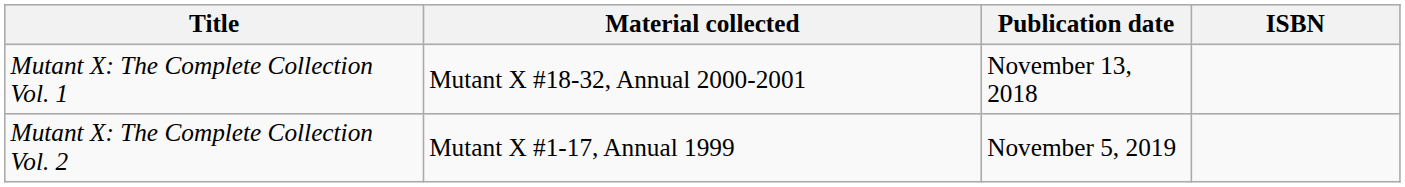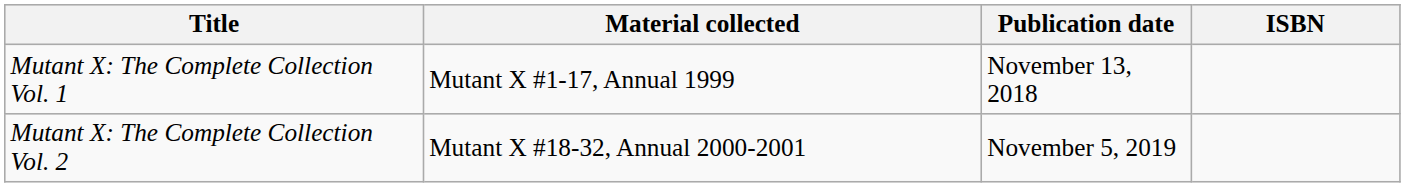(618, 78) Mutant X #18-32, Annual 2000-2001 -> (582, 78) Mutant X #1-17, Annual 1999
(582, 147) Mutant X #1-17, Annual 1999 -> (618, 147) Mutant X #18-32, Annual 2000-2001
